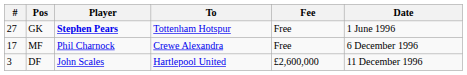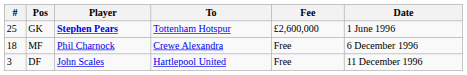(12, 29) 27 -> (12, 29) 25
(283, 29) Free -> (296, 29) £2,600,000
(12, 46) 17 -> (12, 46) 18
(296, 62) £2,600,000 -> (283, 62) Free
